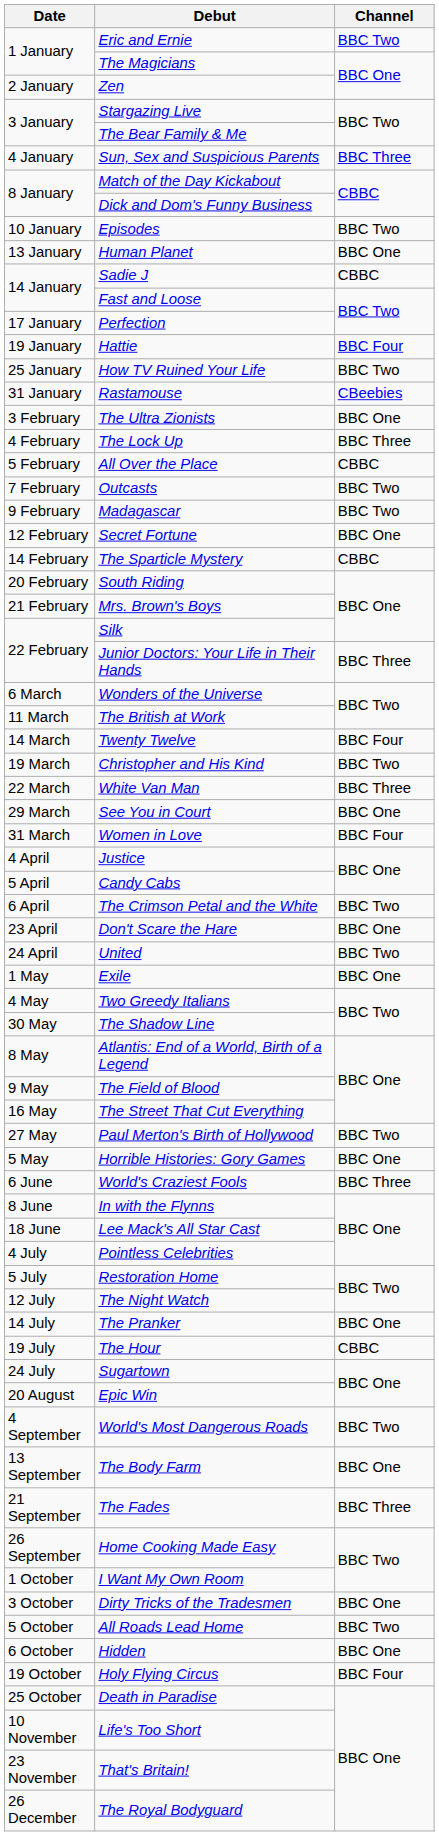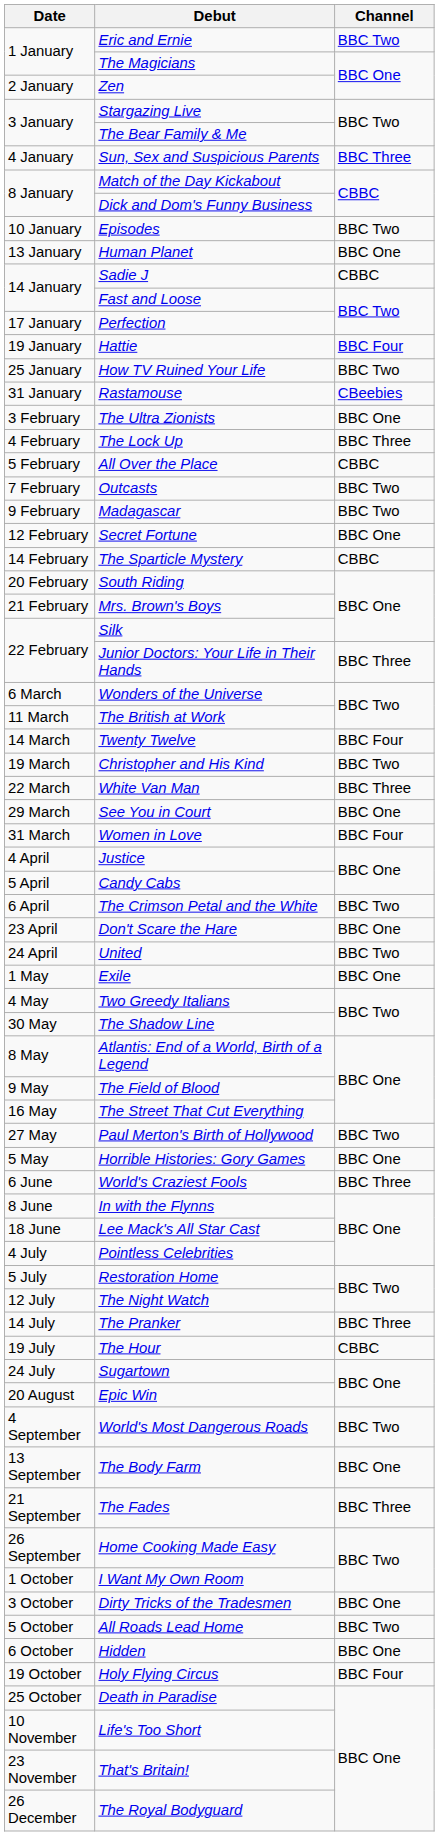(369, 1324) BBC One -> (374, 1324) BBC Three
